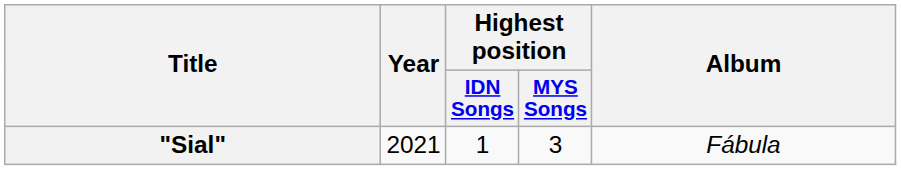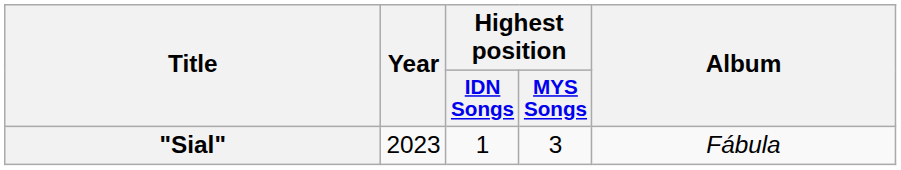(413, 145) 2021 -> (413, 145) 2023
